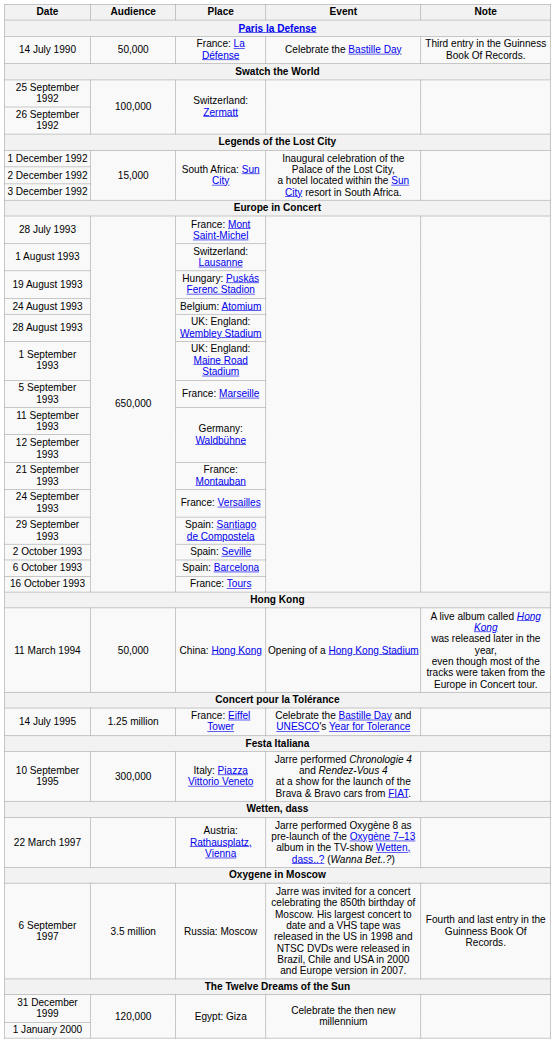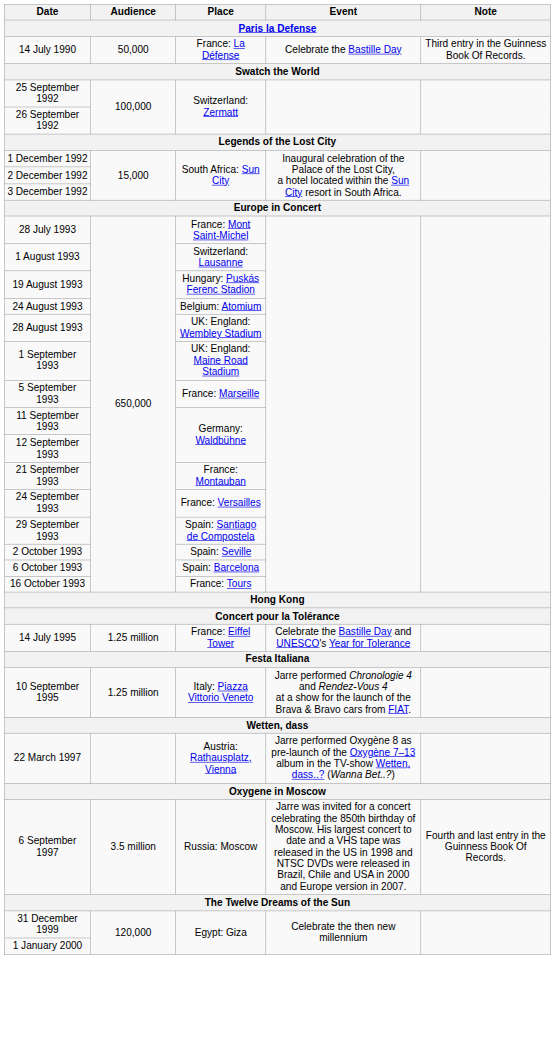- row: (47, 650)
(133, 776) 300,000 -> (133, 692) 1.25 million
